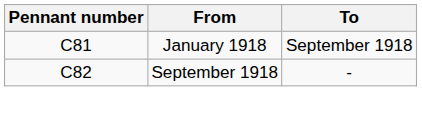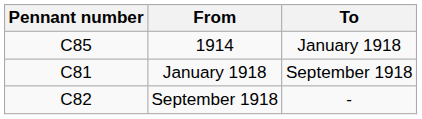+ row: (215, 45)
